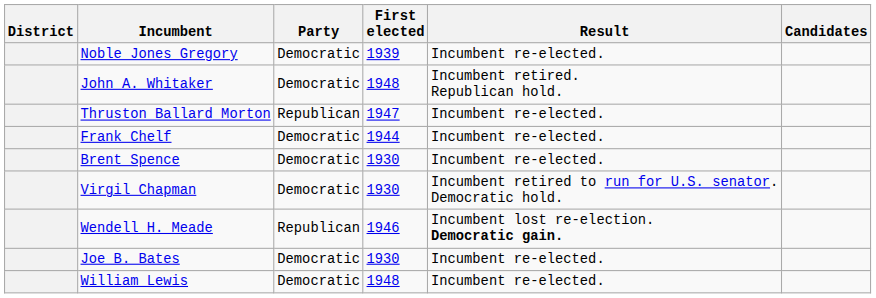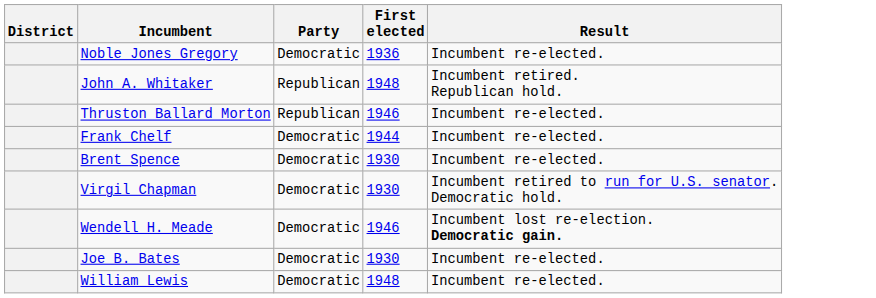- column: (826, 32)
(383, 54) 1939 -> (383, 54) 1936
(319, 85) Democratic -> (319, 85) Republican
(383, 115) 1947 -> (383, 115) 1946
(319, 229) Republican -> (319, 229) Democratic
